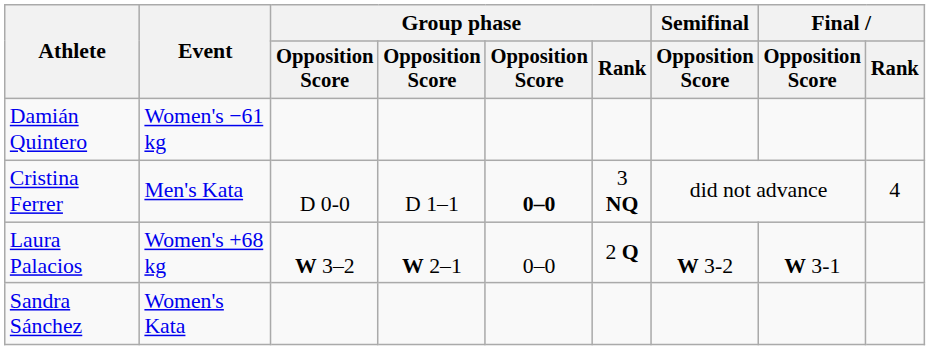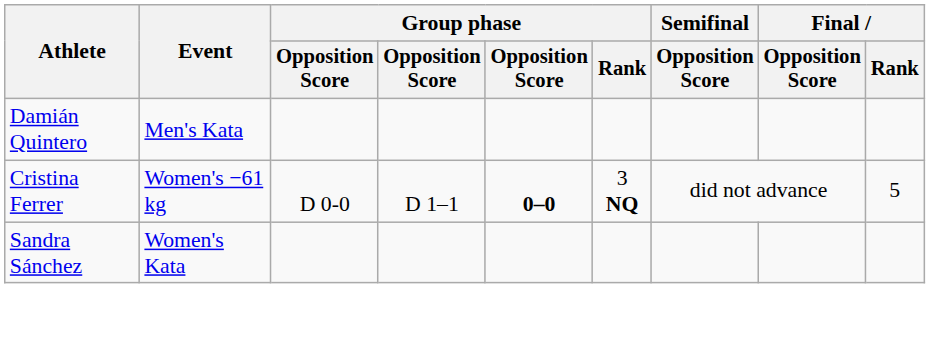(204, 129) Women's −61 kg -> (194, 129) Men's Kata
(194, 191) Men's Kata -> (204, 191) Women's −61 kg
(895, 191) 4 -> (895, 191) 5
- row: (46, 252)
